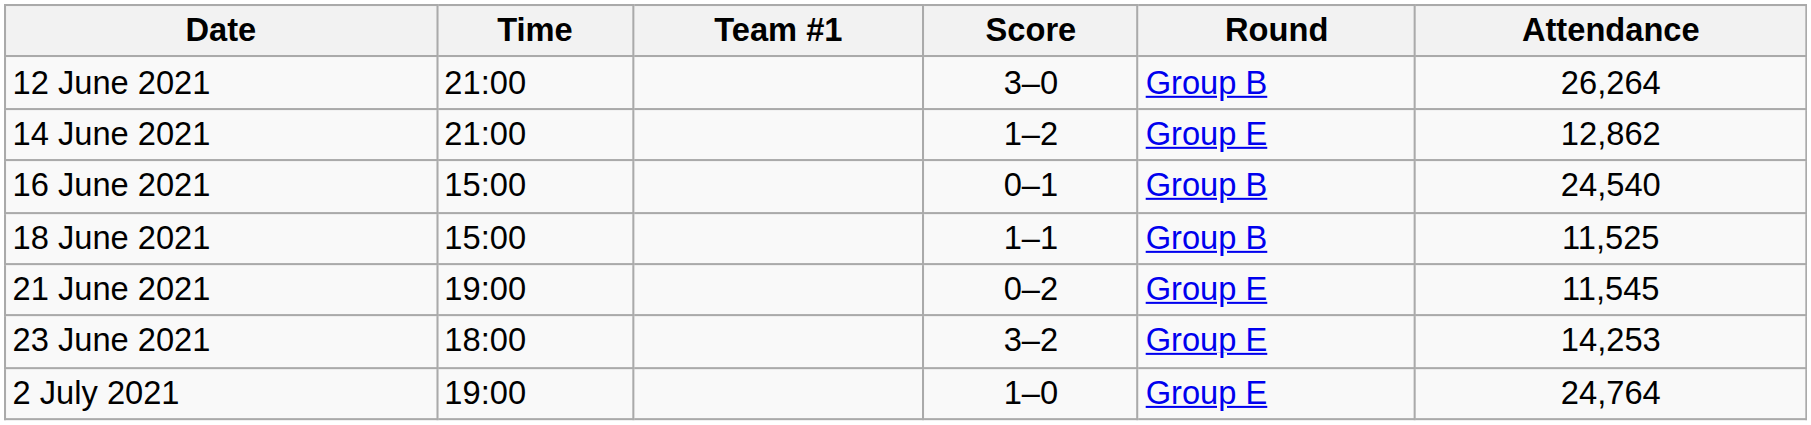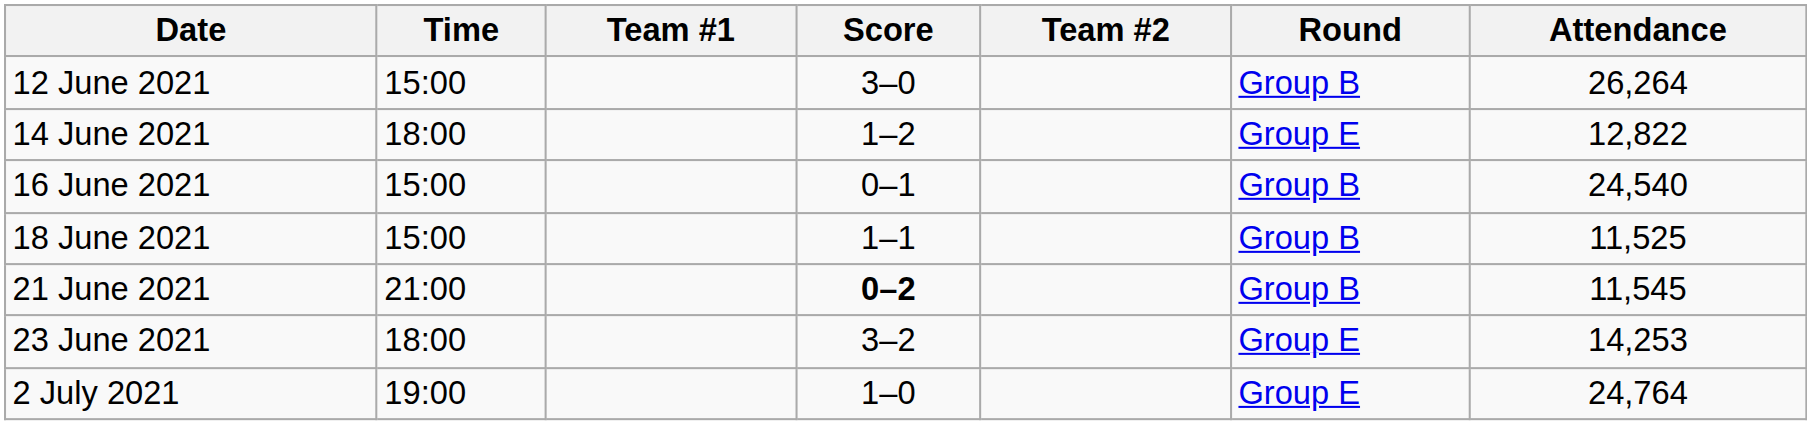+ column: (1106, 30)
(485, 82) 21:00 -> (425, 82) 15:00
(485, 133) 21:00 -> (425, 133) 18:00
(1611, 133) 12,862 -> (1638, 133) 12,822
(485, 289) 19:00 -> (425, 289) 21:00
(1031, 289) normal -> (888, 289) bold
(1206, 289) Group E -> (1299, 289) Group B
